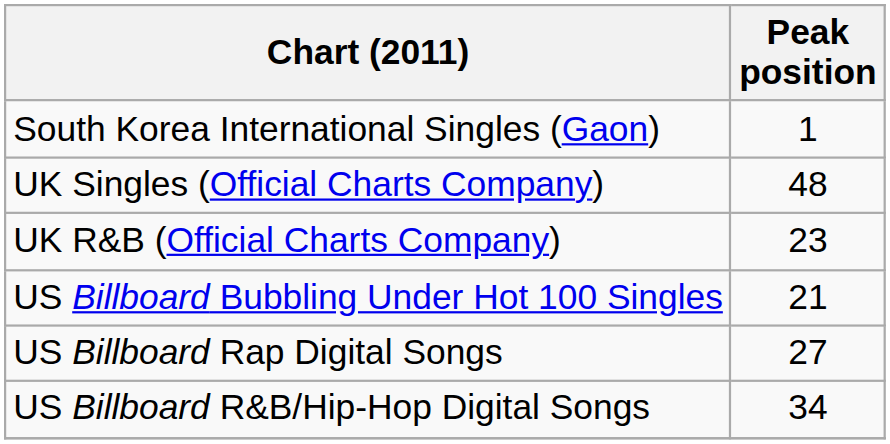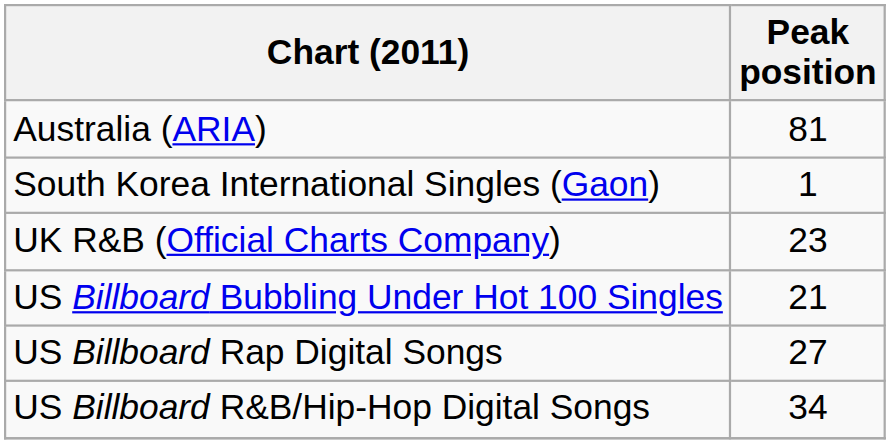+ row: (140, 128)
- row: (309, 184)
